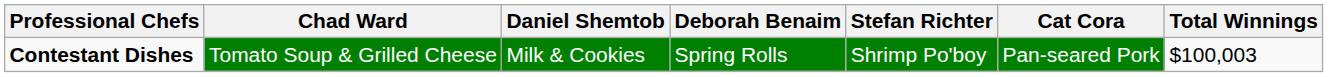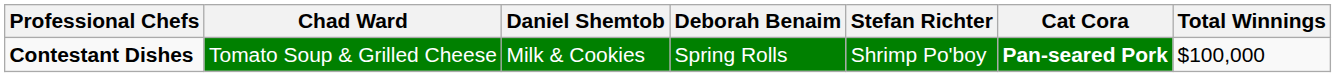(1081, 54) normal -> (1085, 54) bold
(1213, 54) $100,003 -> (1221, 54) $100,000
